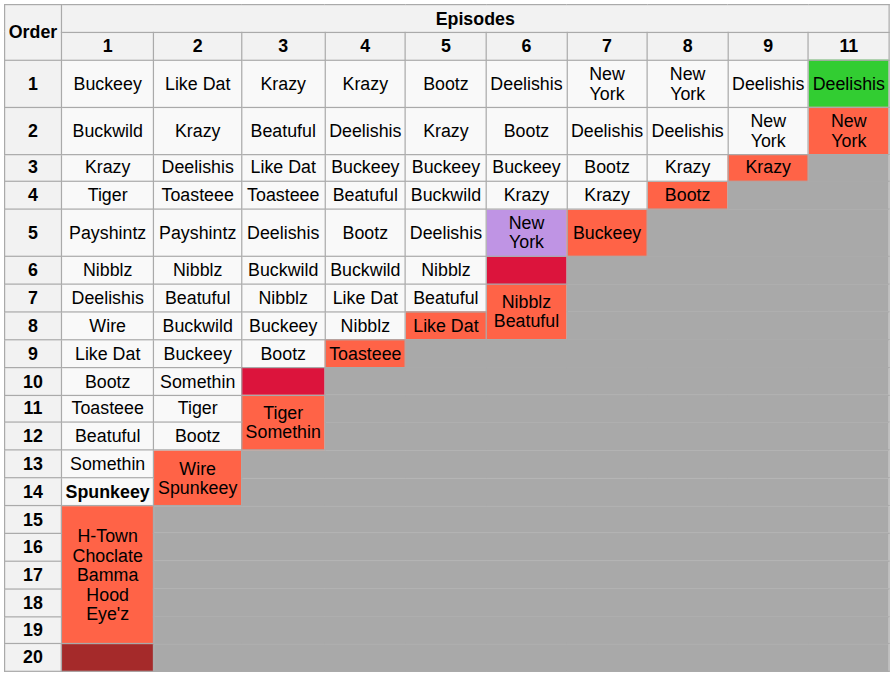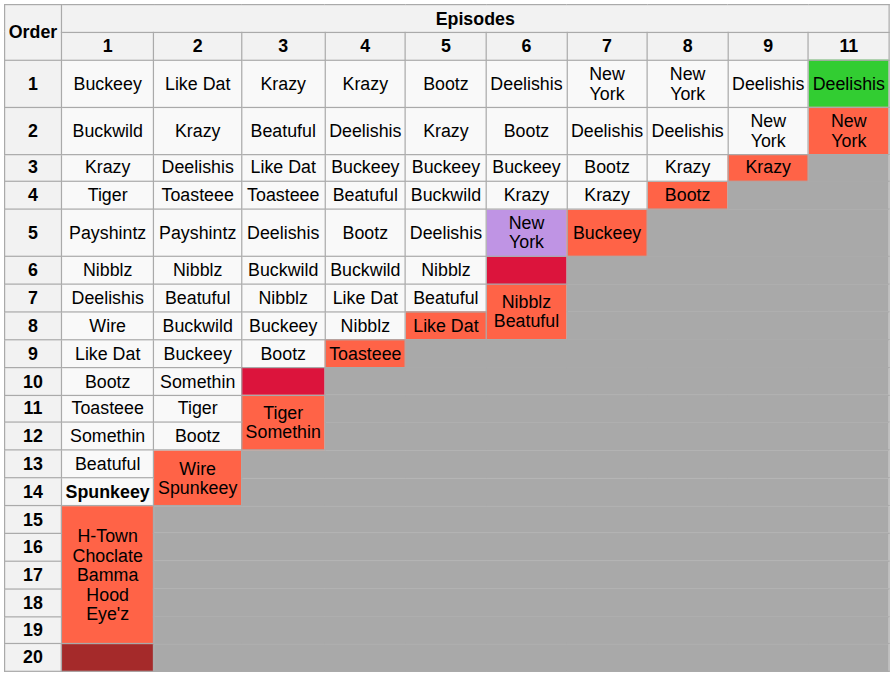(108, 436) Beatuful -> (108, 436) Somethin
(108, 464) Somethin -> (108, 464) Beatuful
